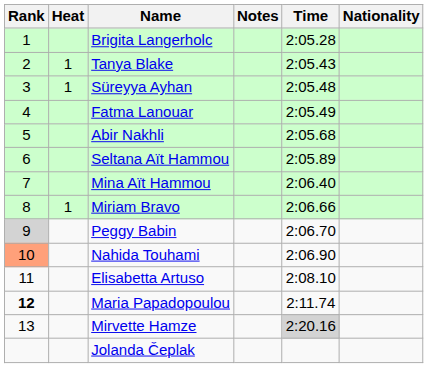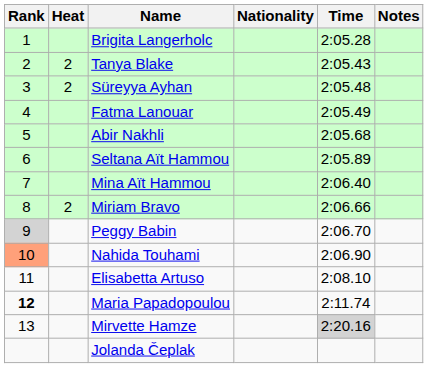columns swapped: (381, 16) <-> (258, 16)
(68, 64) 1 -> (68, 64) 2
(68, 87) 1 -> (68, 87) 2
(68, 207) 1 -> (68, 207) 2
